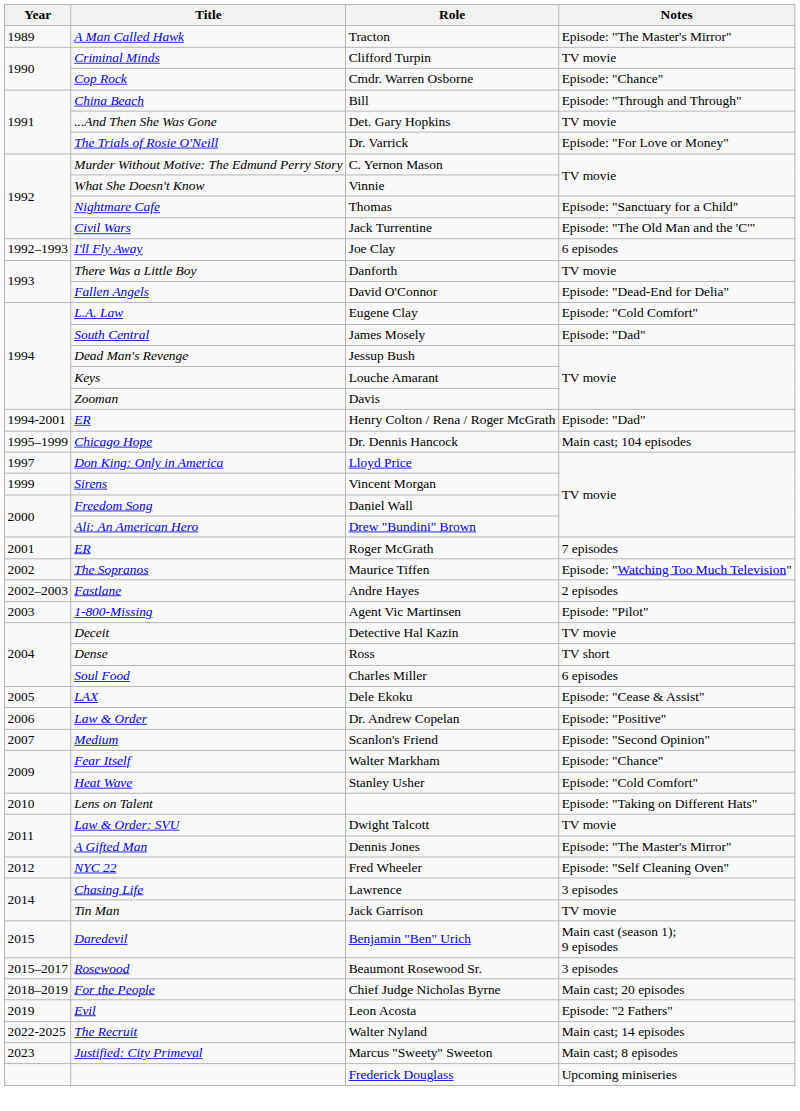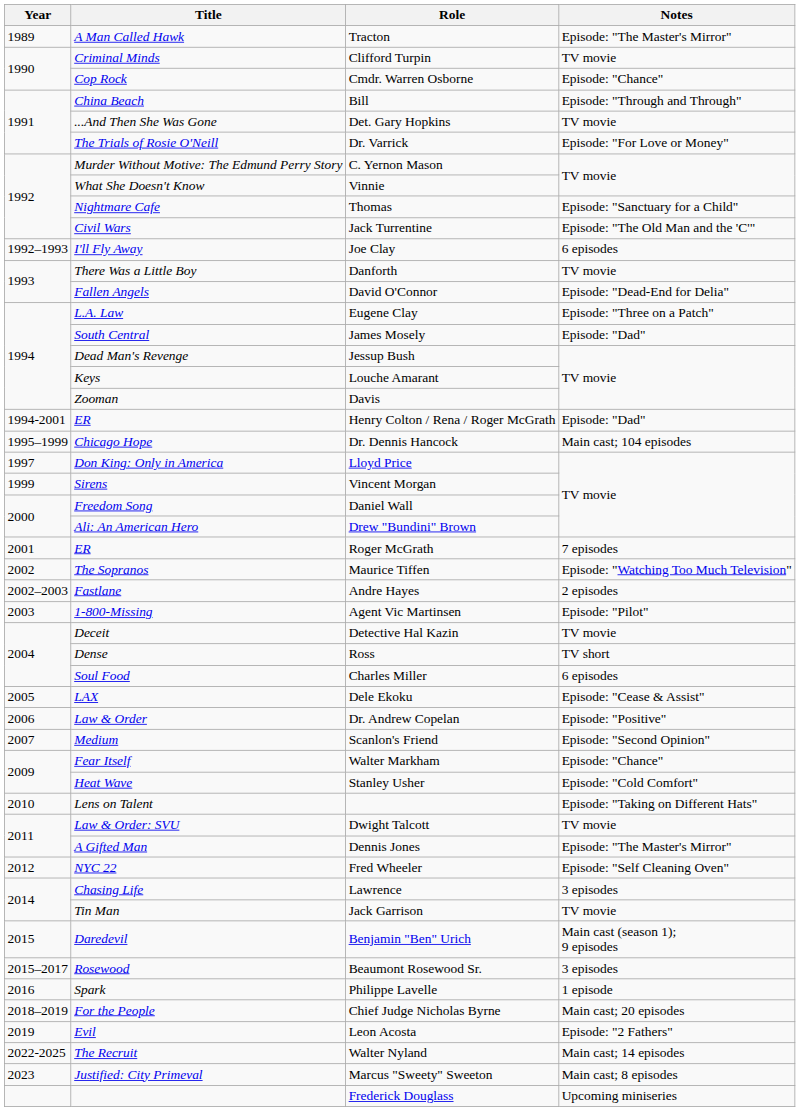(630, 313) Episode: "Cold Comfort" -> (638, 313) Episode: "Three on a Patch"
+ row: (393, 989)
